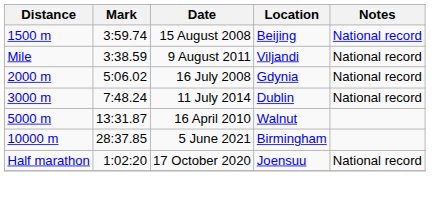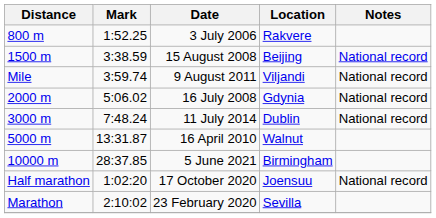+ row: (223, 35)
(125, 35) 3:59.74 -> (125, 56) 3:38.59
(125, 56) 3:38.59 -> (125, 77) 3:59.74
+ row: (205, 202)
